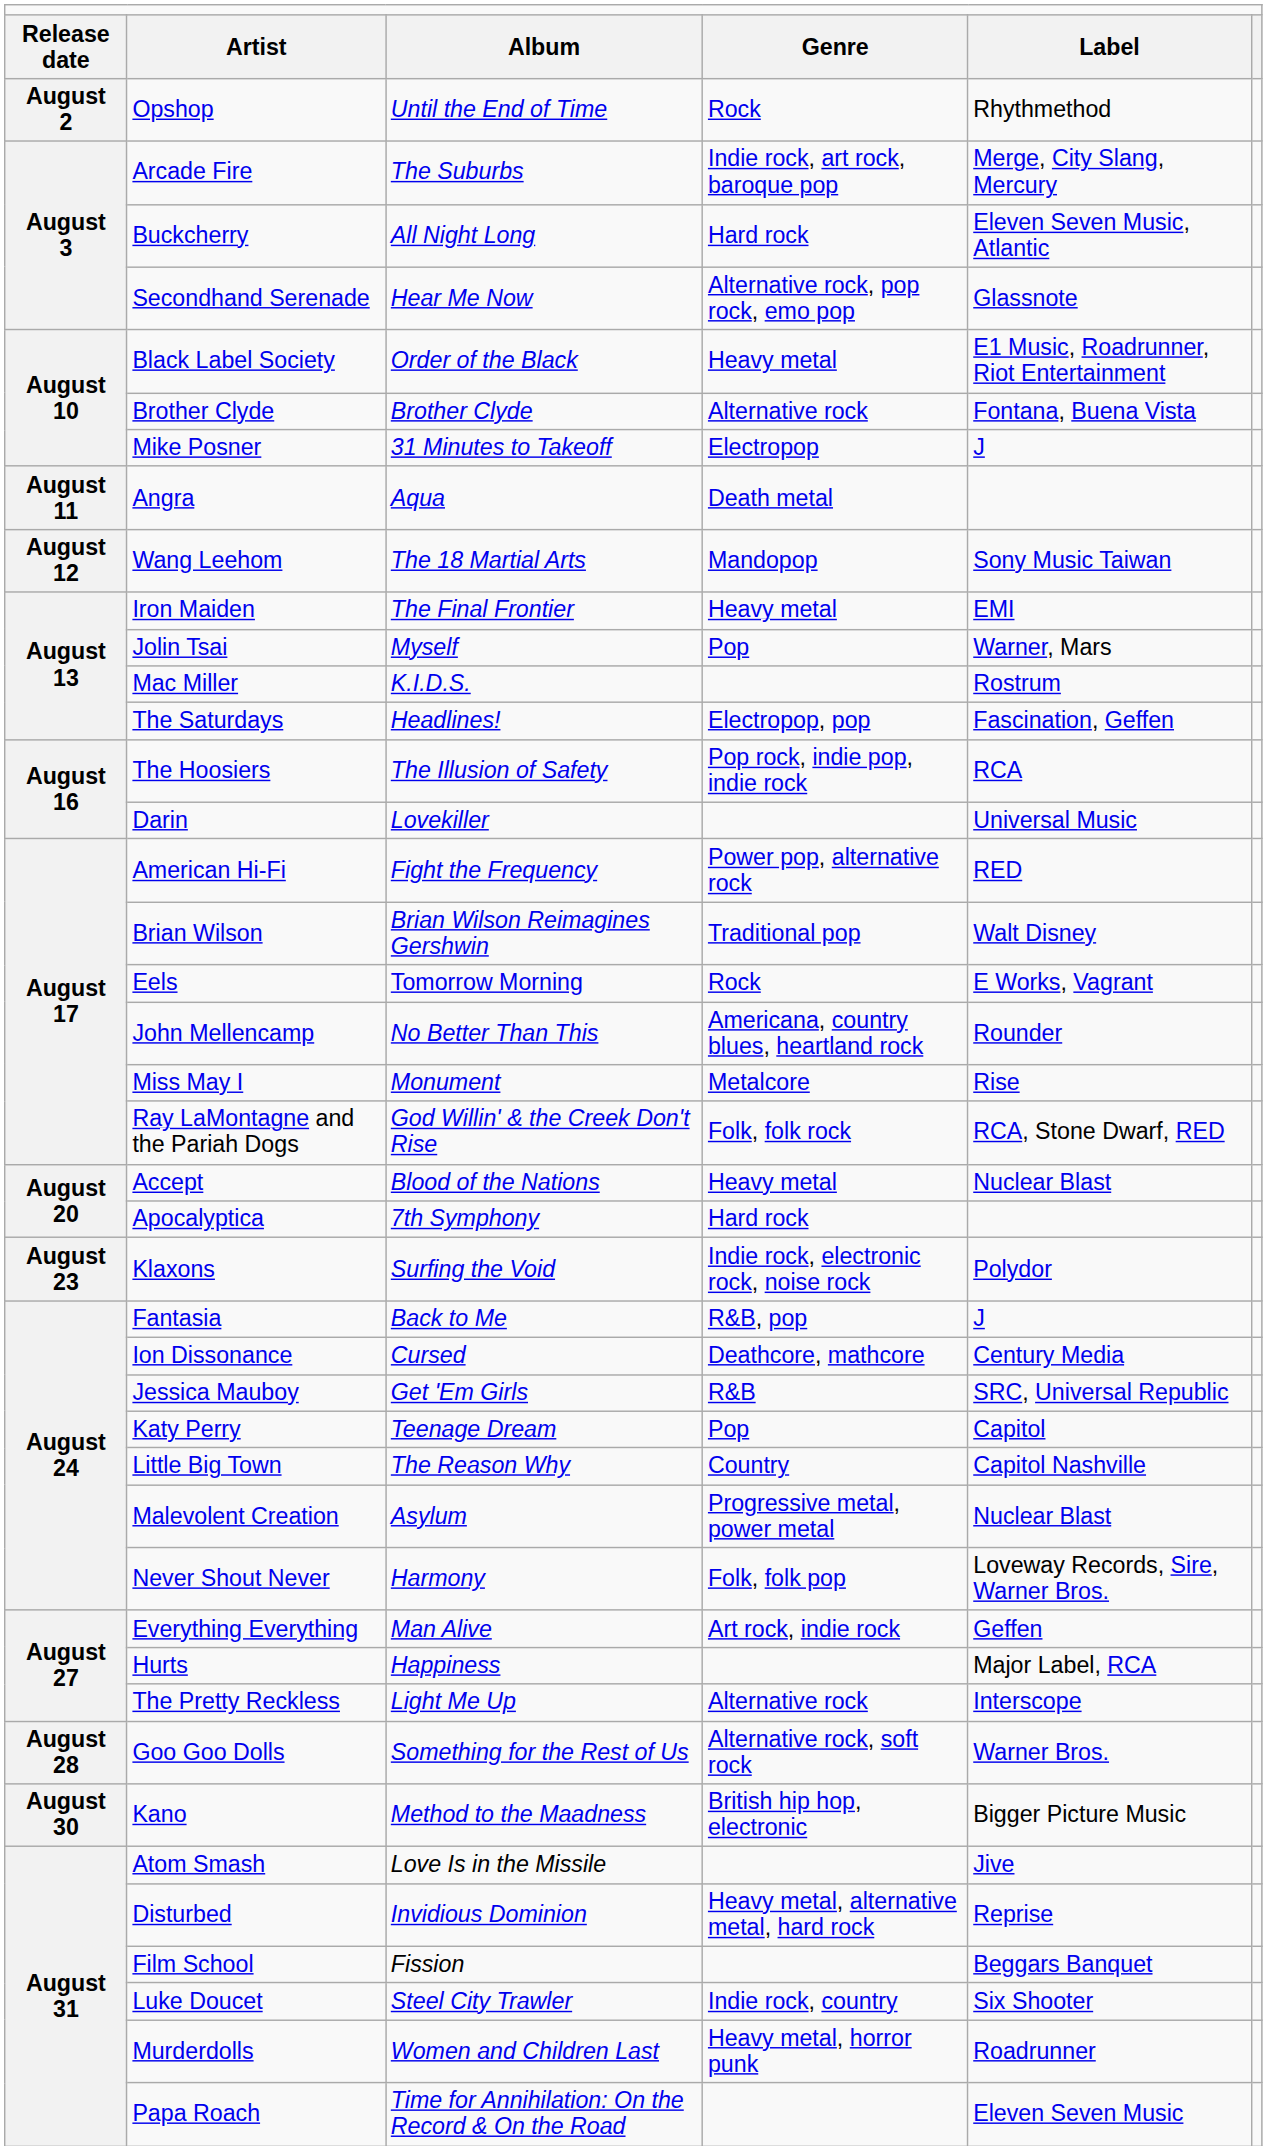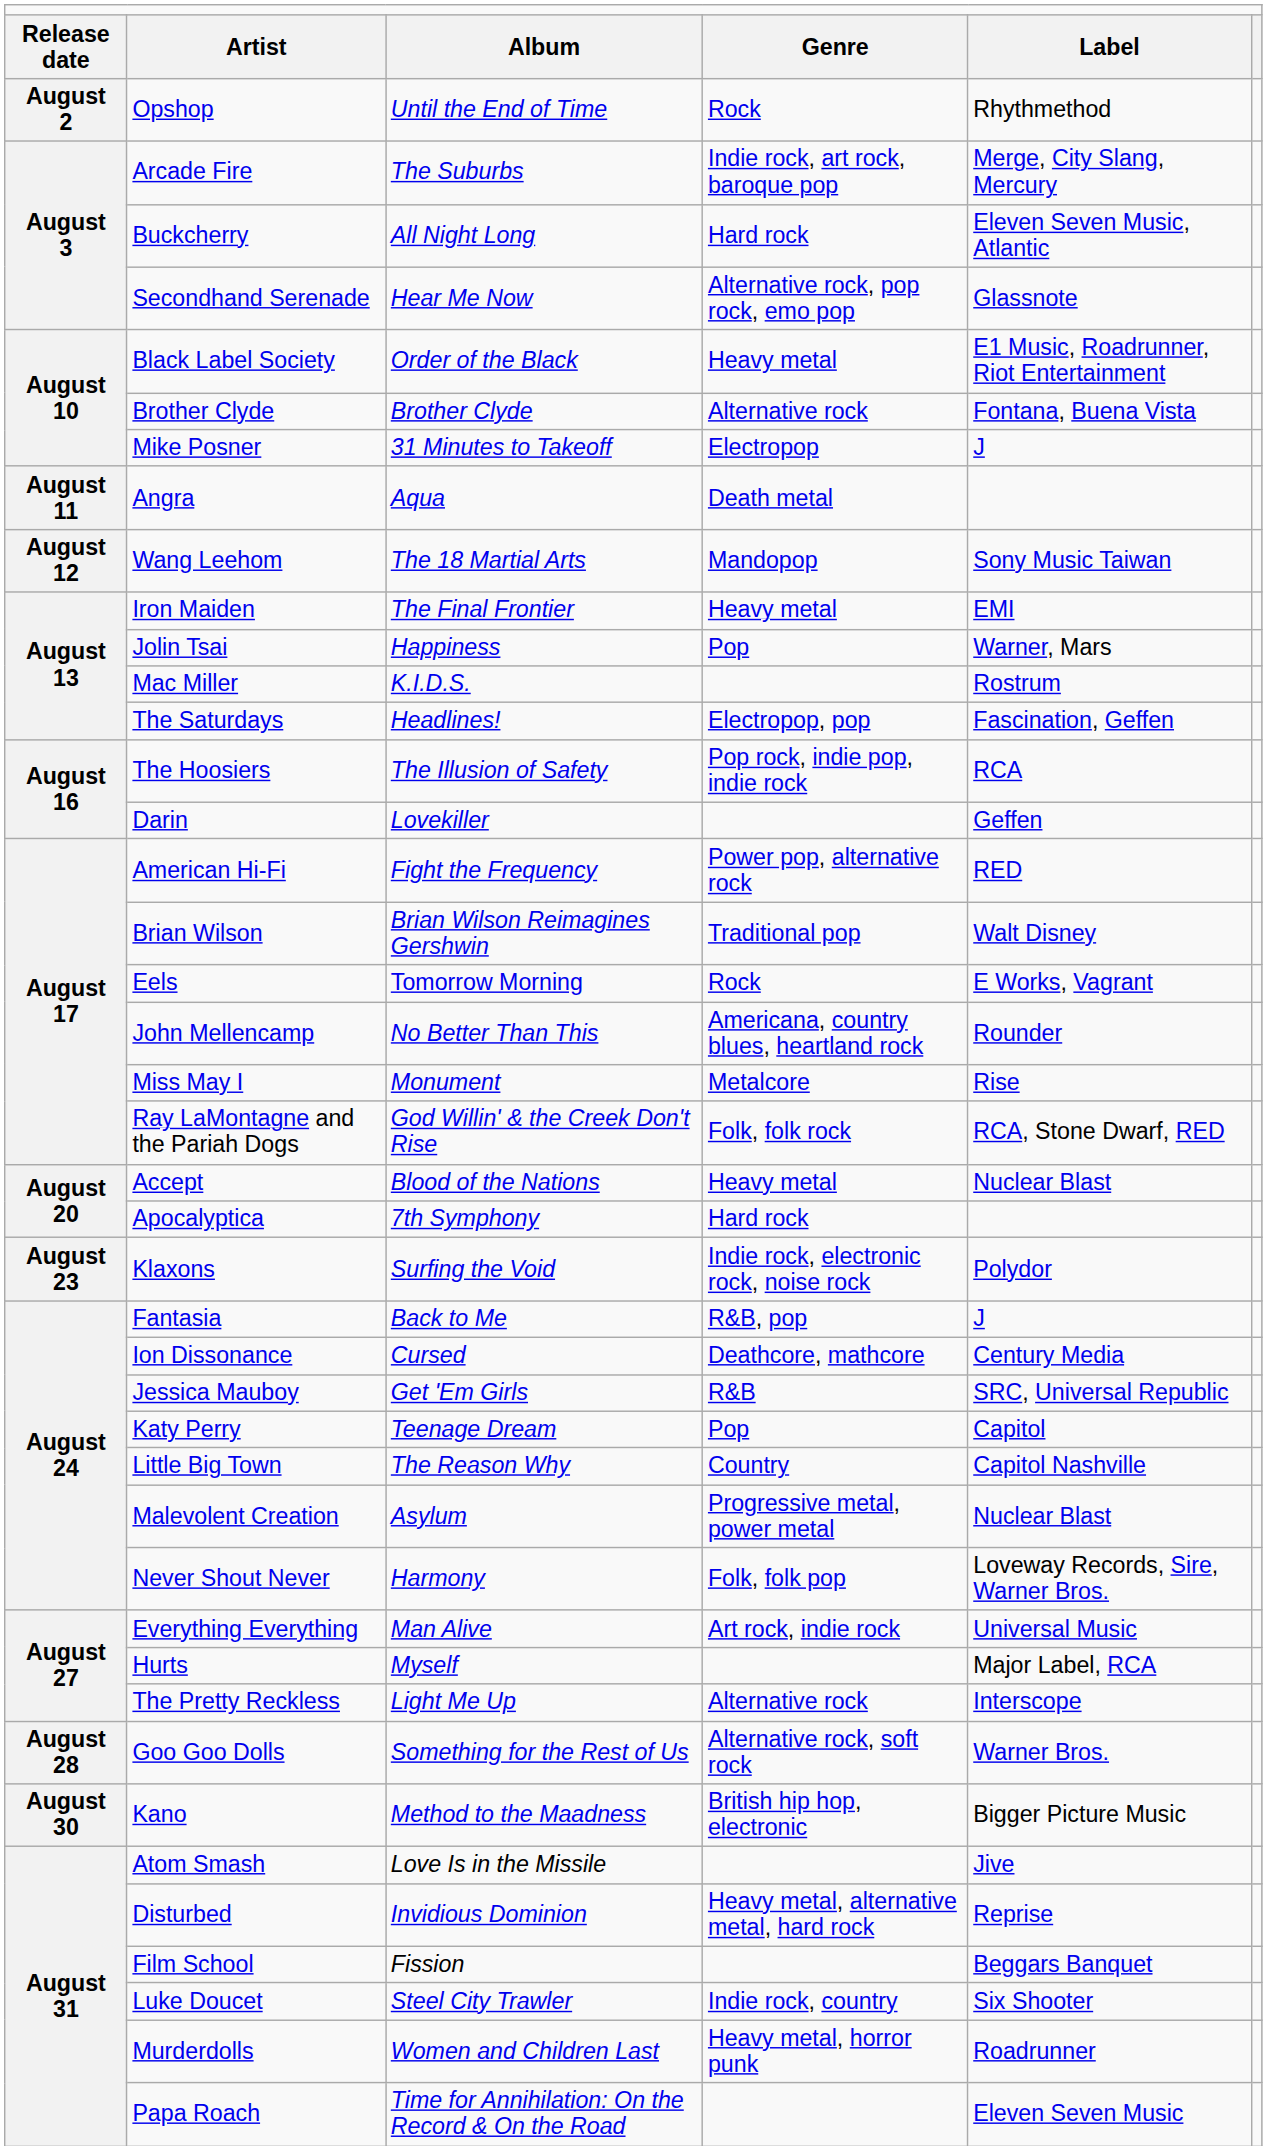(424, 647) Myself -> (446, 647) Happiness
(1055, 820) Universal Music -> (1008, 820) Geffen
(1008, 1628) Geffen -> (1055, 1628) Universal Music
(446, 1665) Happiness -> (424, 1665) Myself
